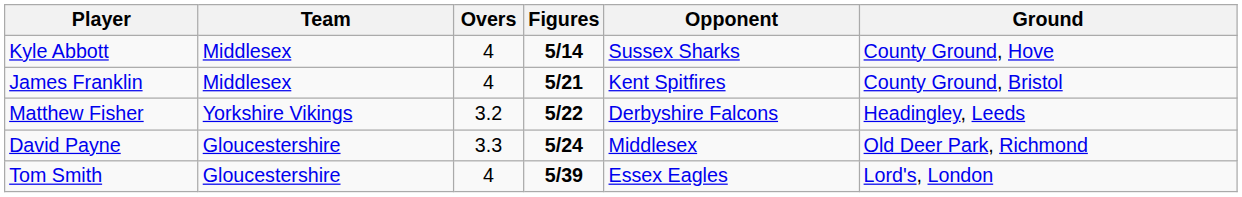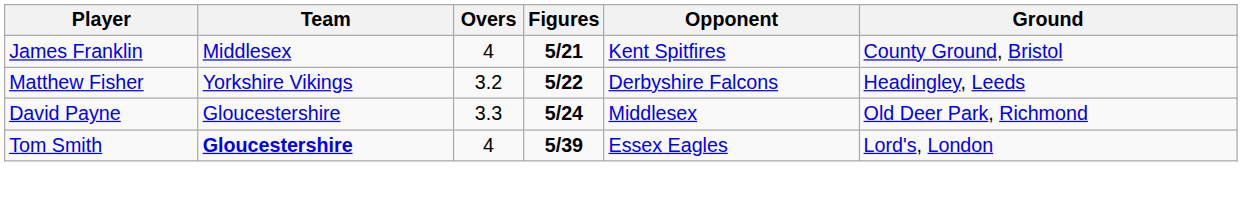- row: (59, 51)
(272, 176) normal -> (278, 144) bold
